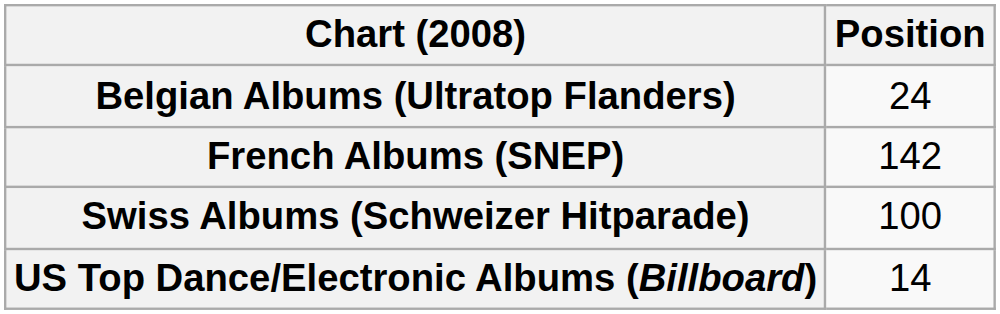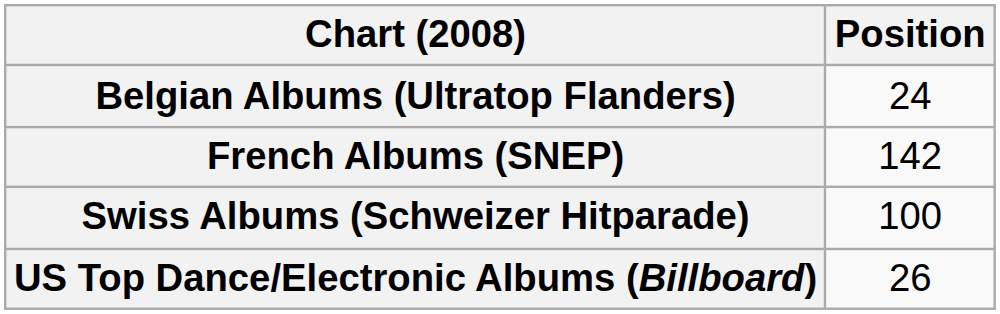(910, 277) 14 -> (910, 277) 26
